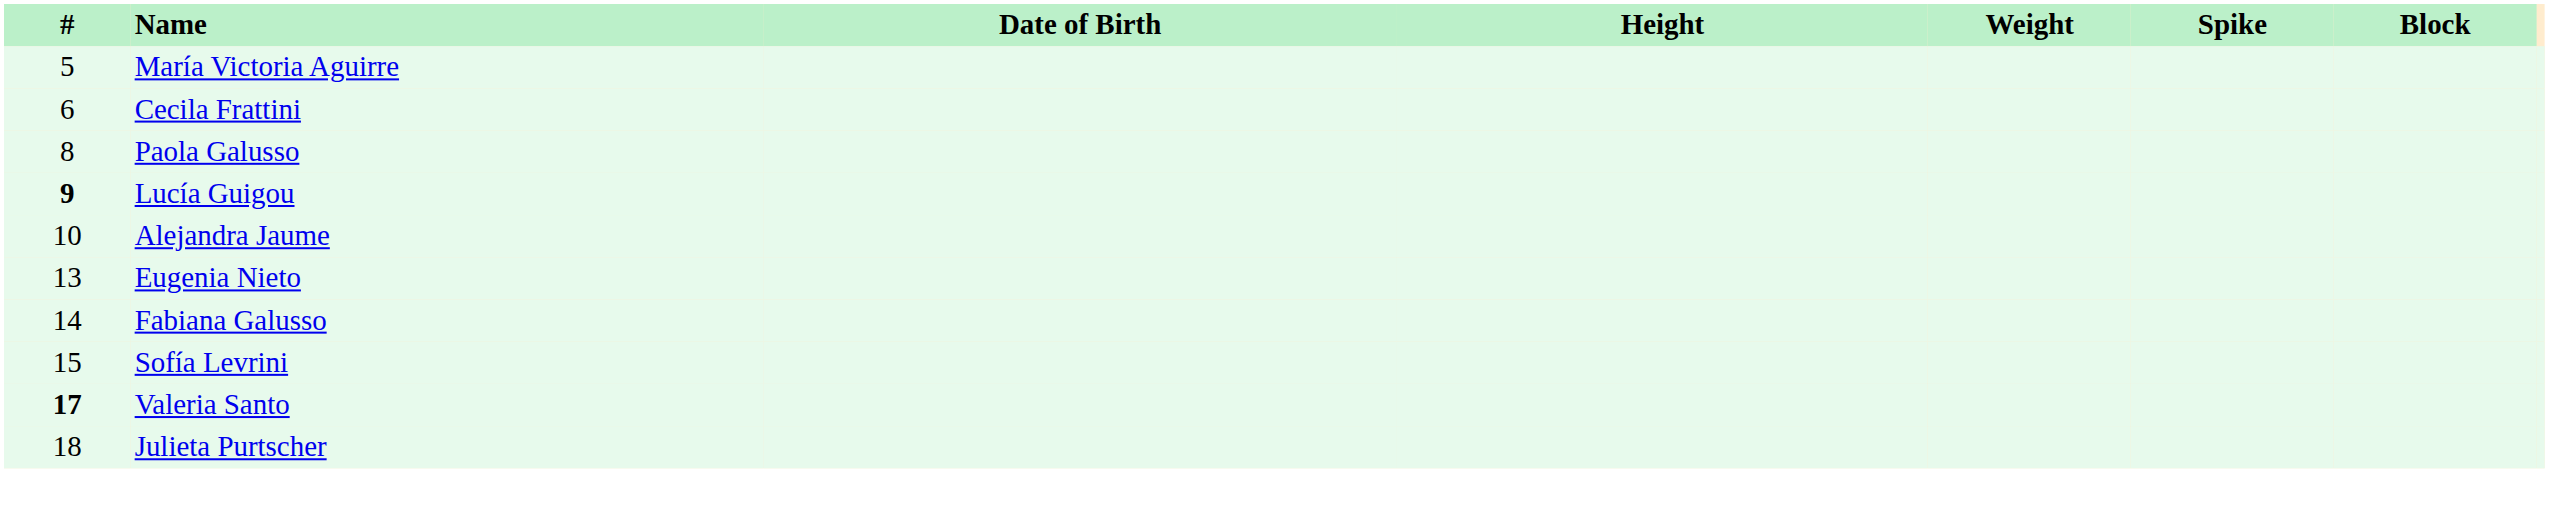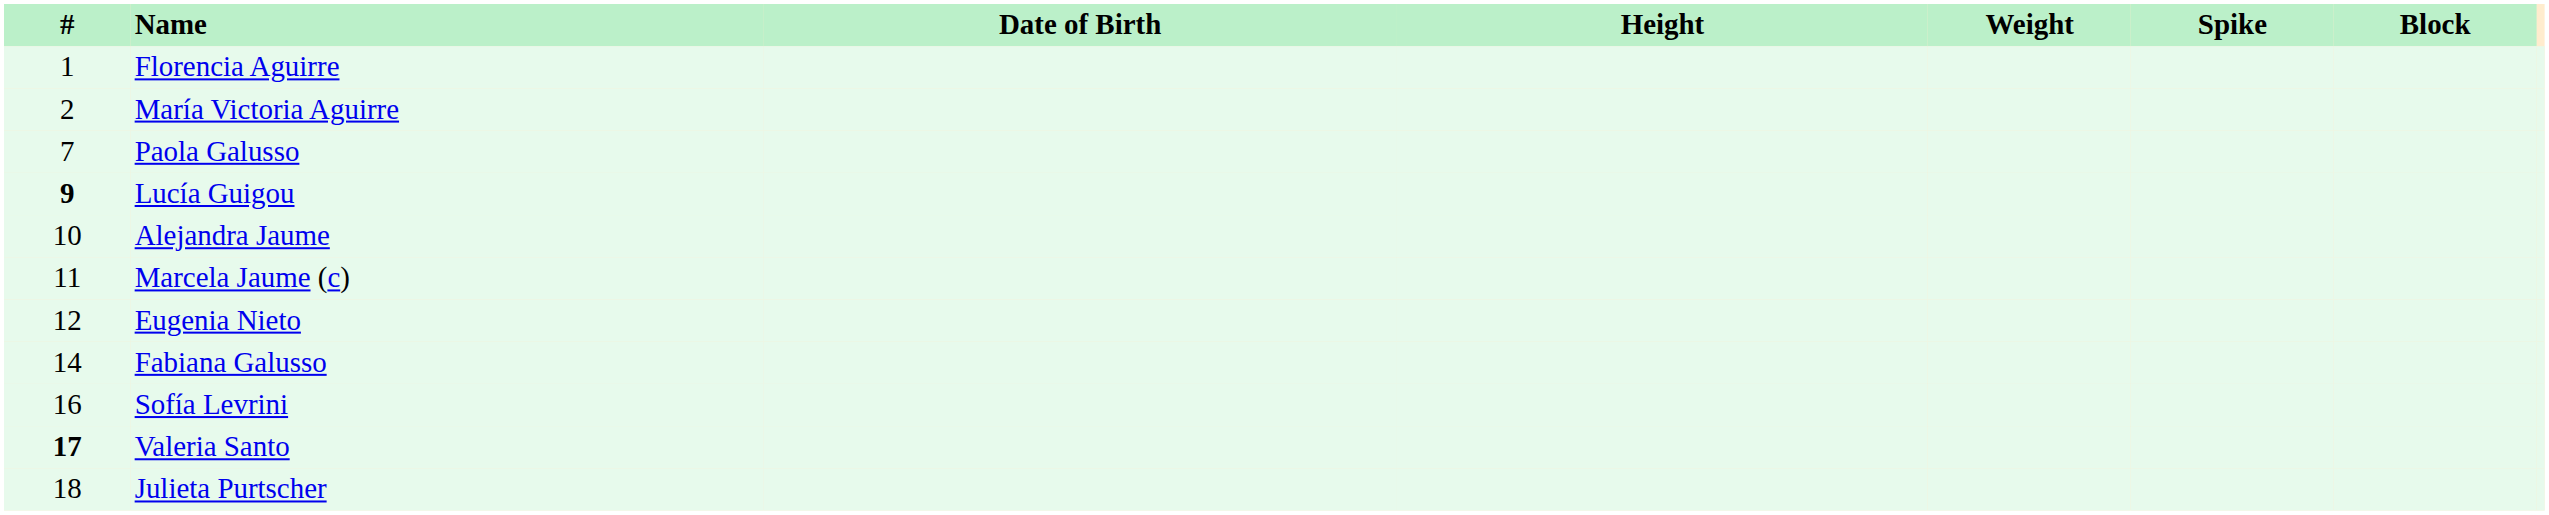+ row: (237, 66)
(67, 66) 5 -> (67, 109) 2
- row: (218, 109)
(67, 151) 8 -> (67, 151) 7
+ row: (242, 277)
(67, 277) 13 -> (67, 320) 12
(67, 362) 15 -> (67, 404) 16
